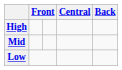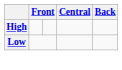- row: (17, 42)
